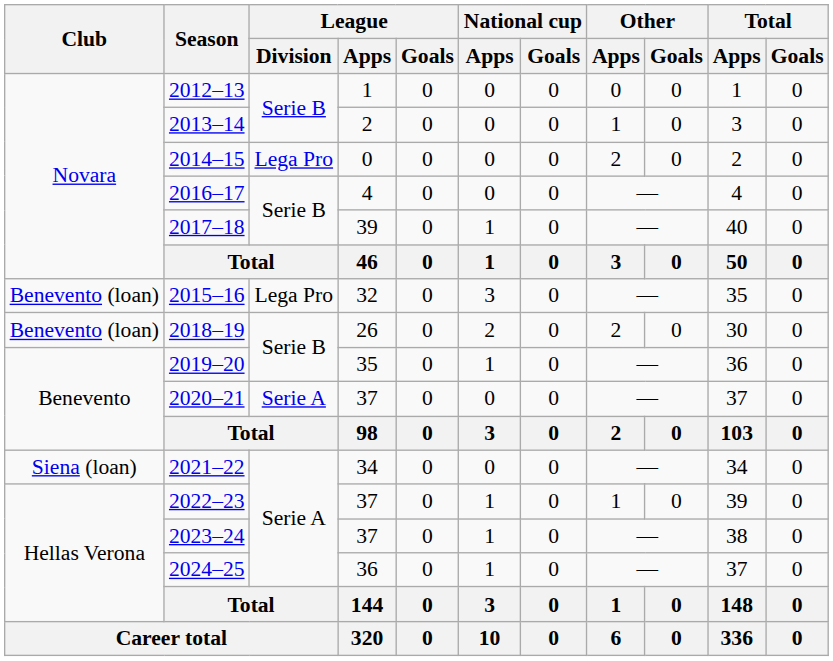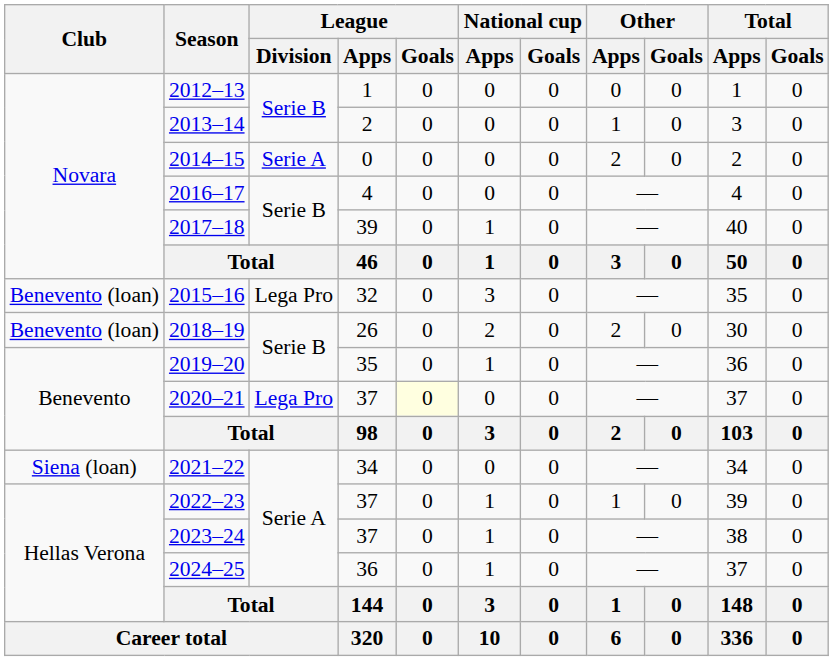(294, 158) Lega Pro -> (294, 158) Serie A
(294, 398) Serie A -> (294, 398) Lega Pro
(427, 398) no background -> (427, 398) lightyellow background
